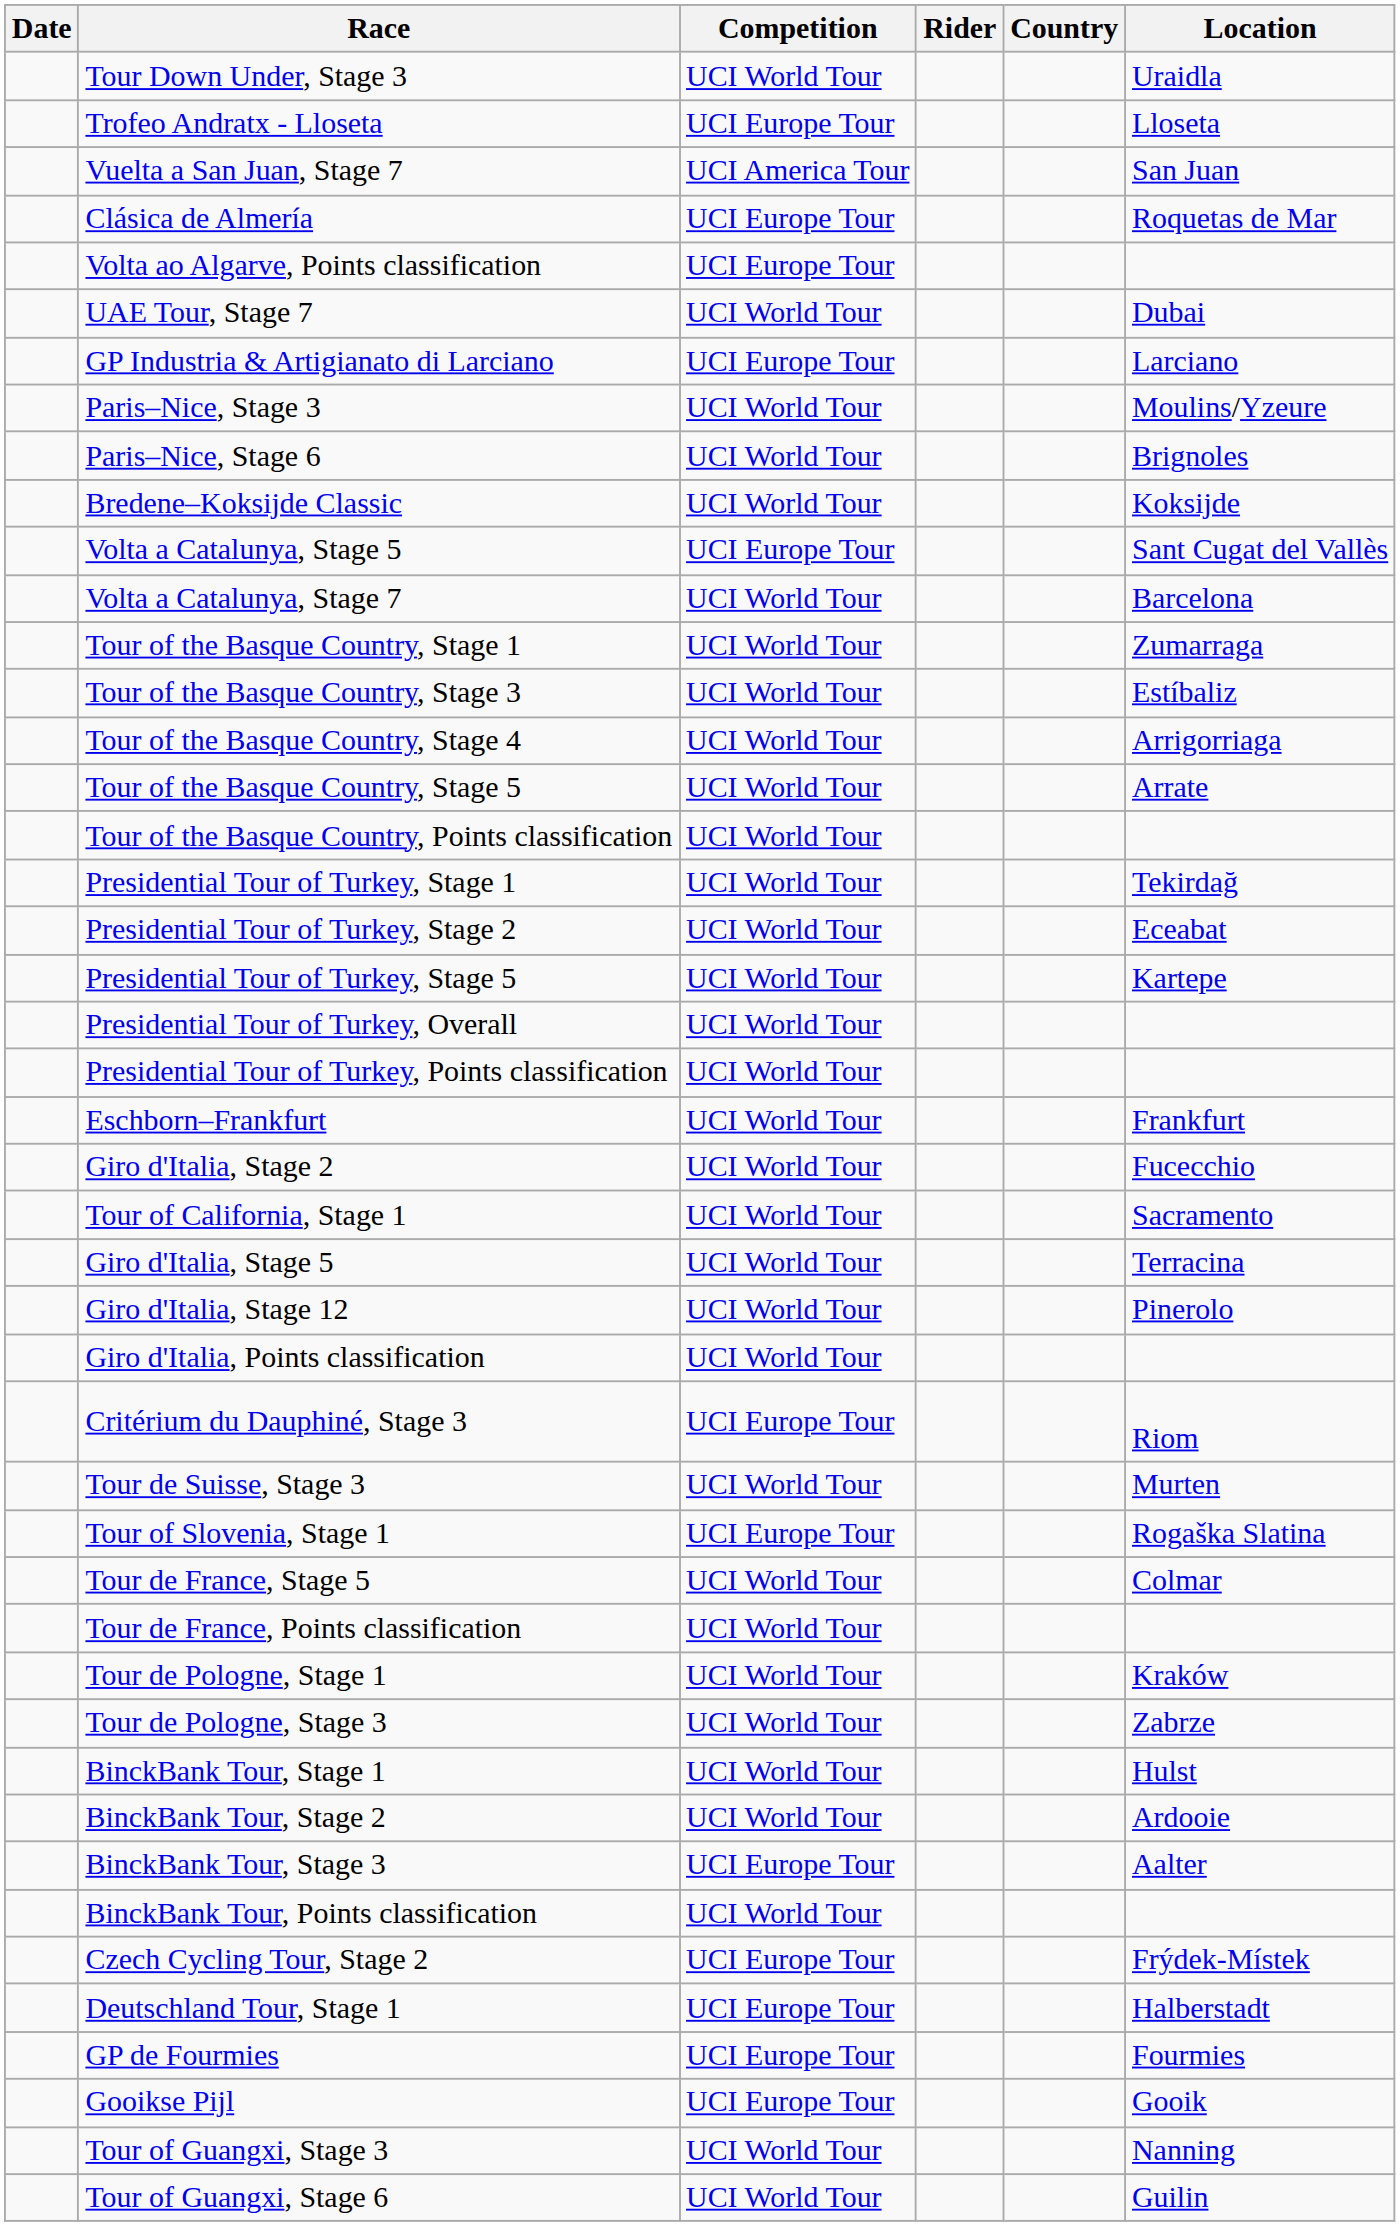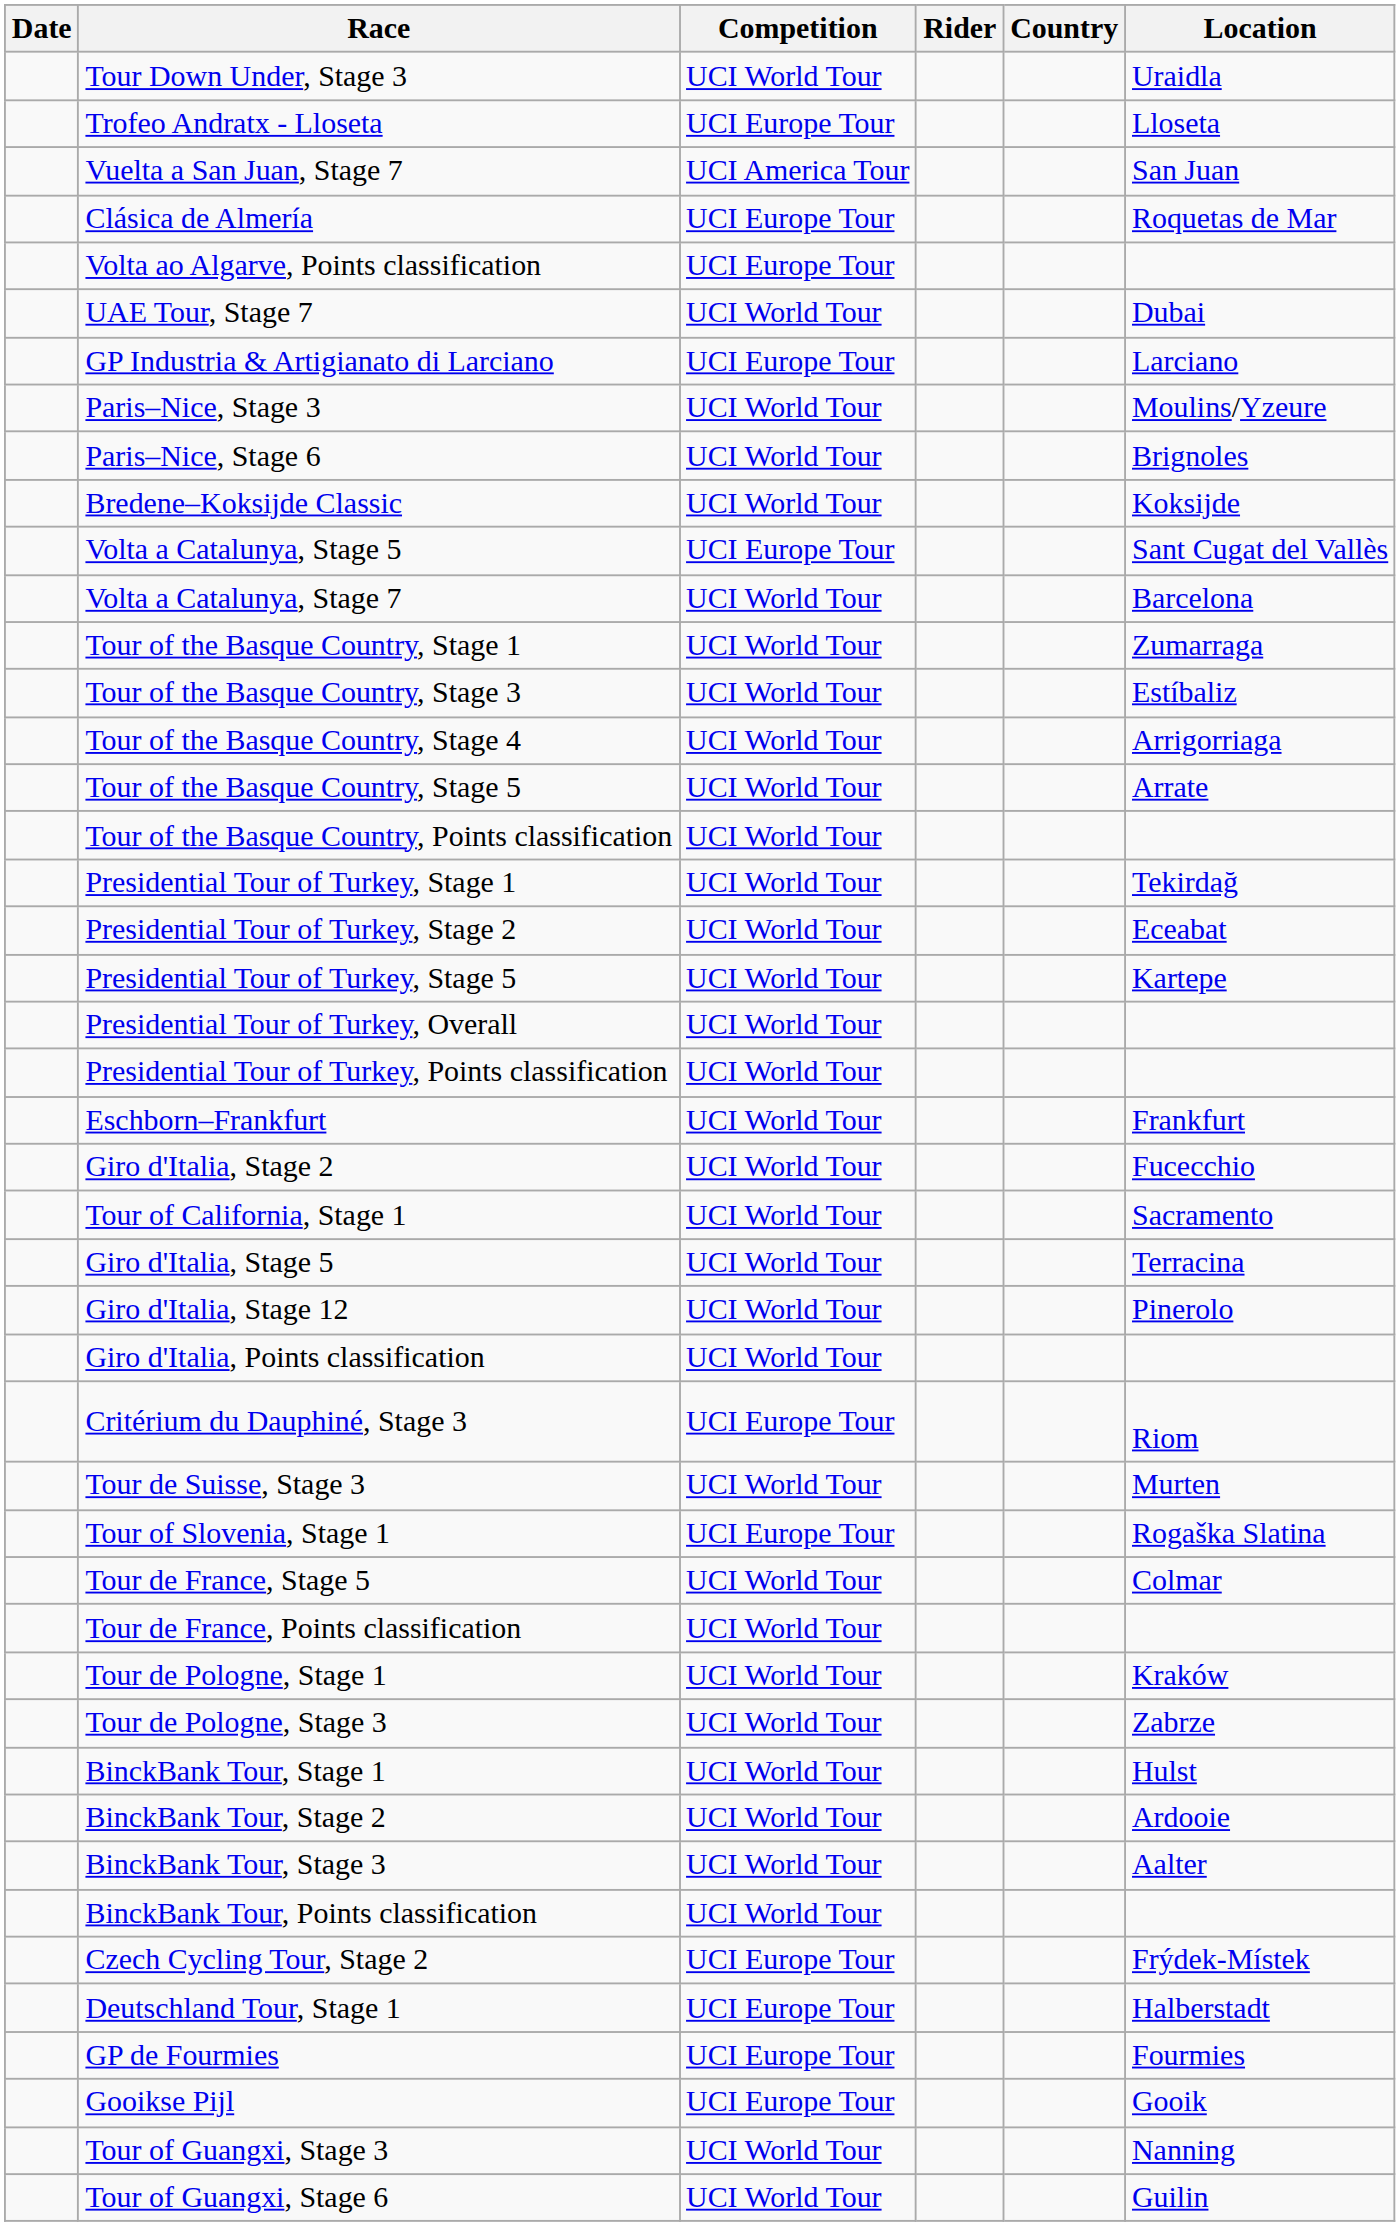(790, 1865) UCI Europe Tour -> (784, 1865) UCI World Tour
